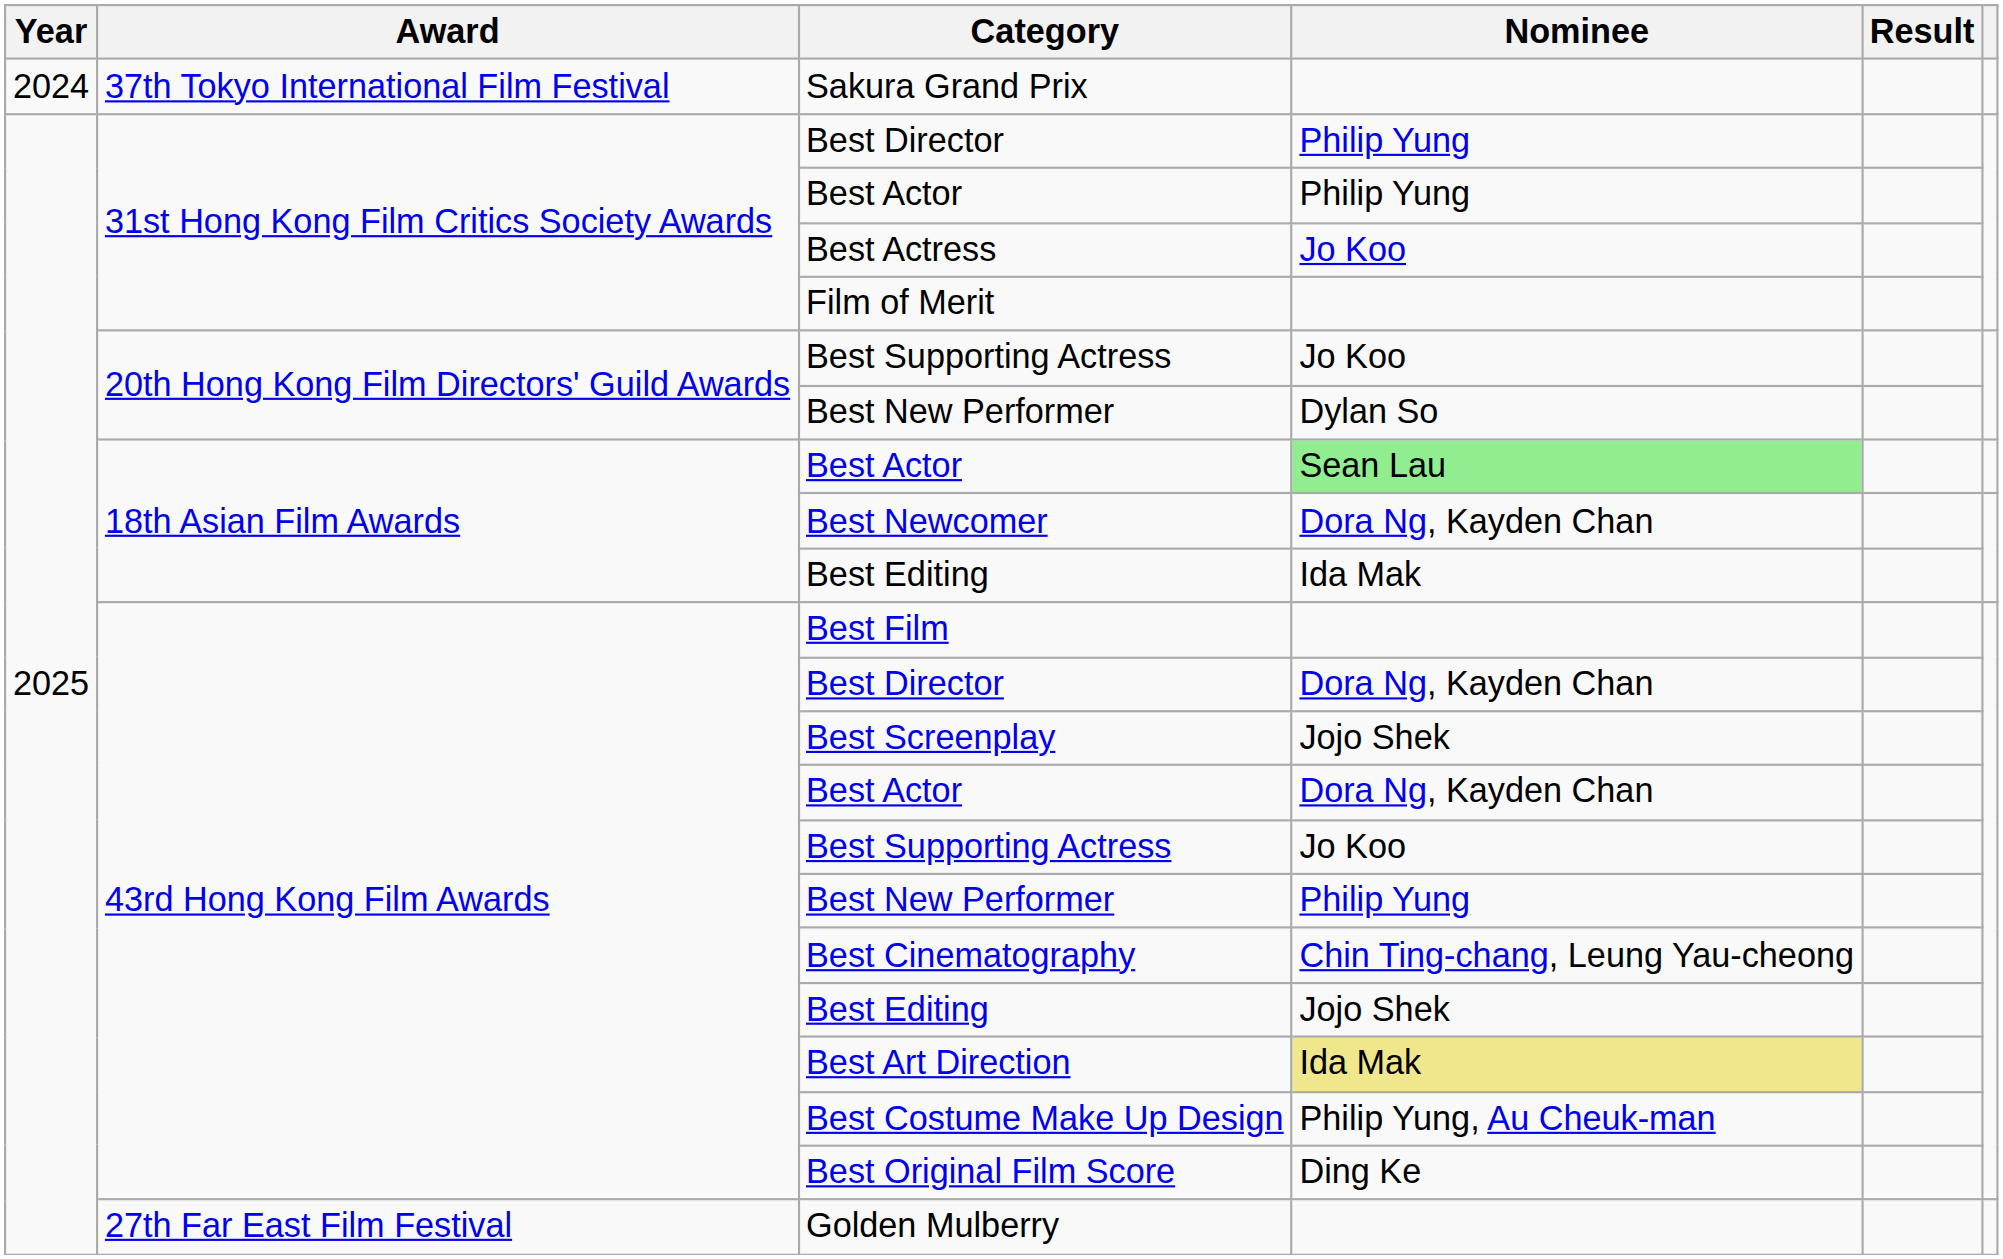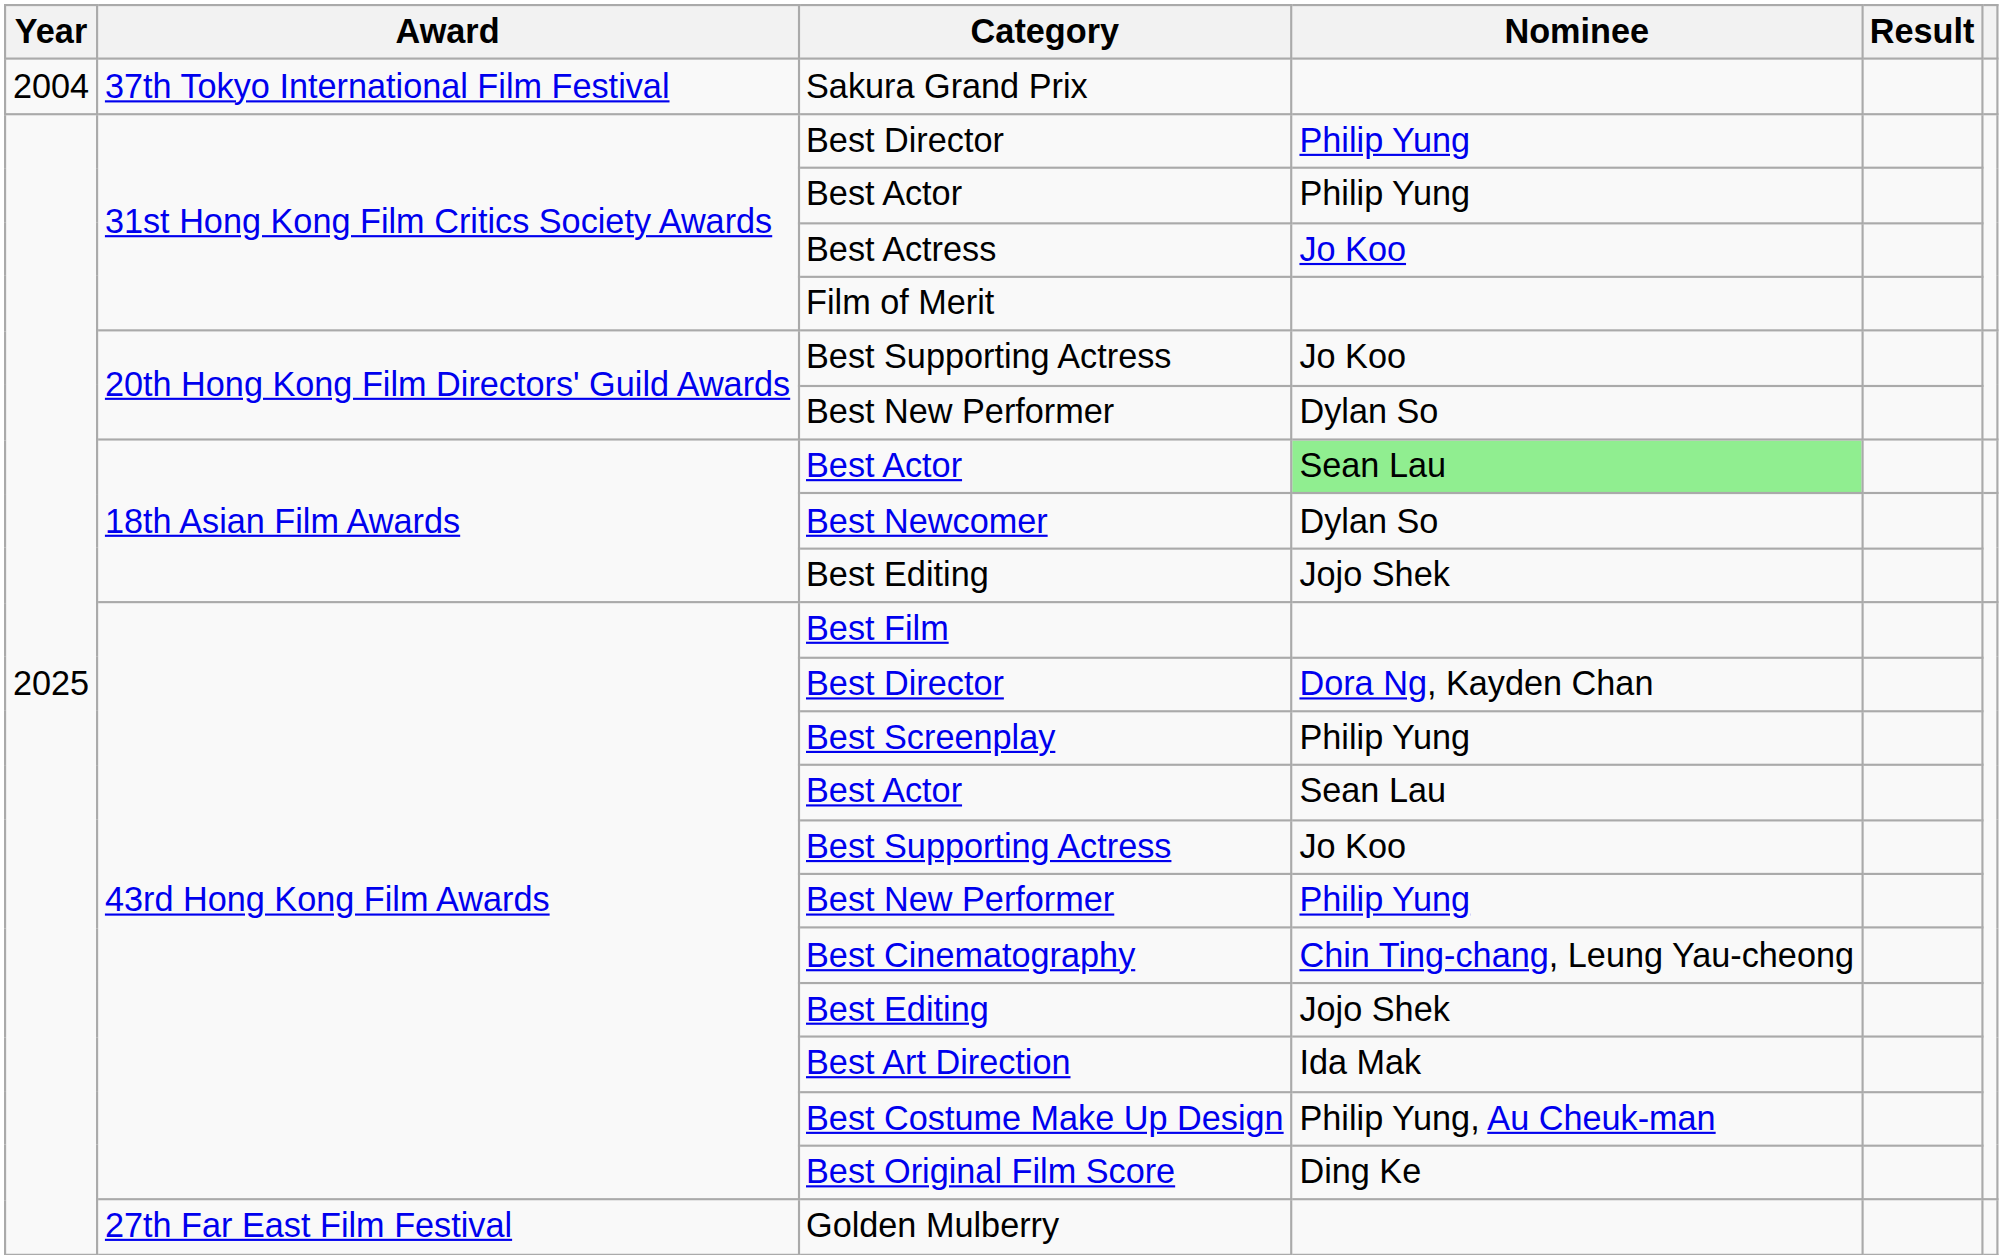(51, 85) 2024 -> (51, 85) 2004
(1476, 520) Dora Ng, Kayden Chan -> (1369, 520) Dylan So
(1360, 574) Ida Mak -> (1375, 574) Jojo Shek
(1375, 737) Jojo Shek -> (1385, 737) Philip Yung
(1476, 791) Dora Ng, Kayden Chan -> (1373, 791) Sean Lau
(1360, 1063) khaki background -> (1360, 1063) no background
